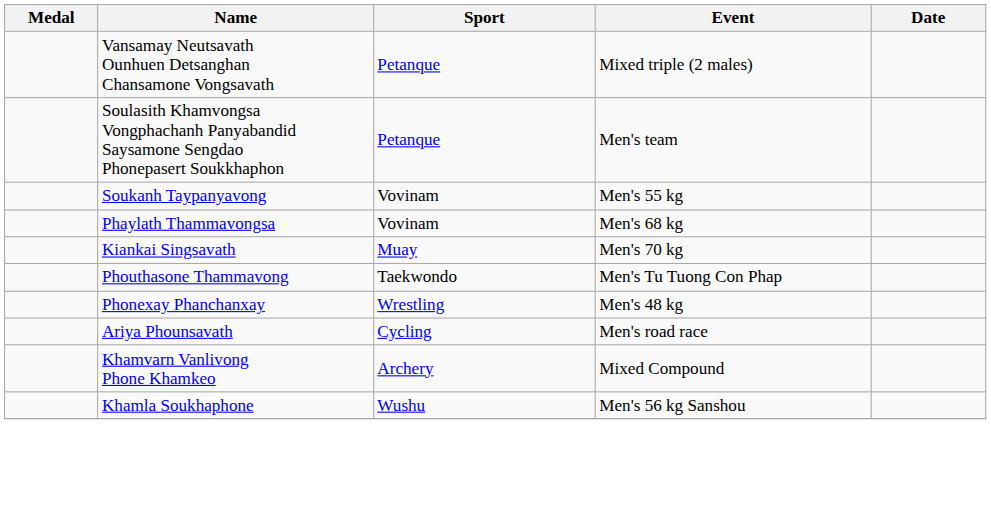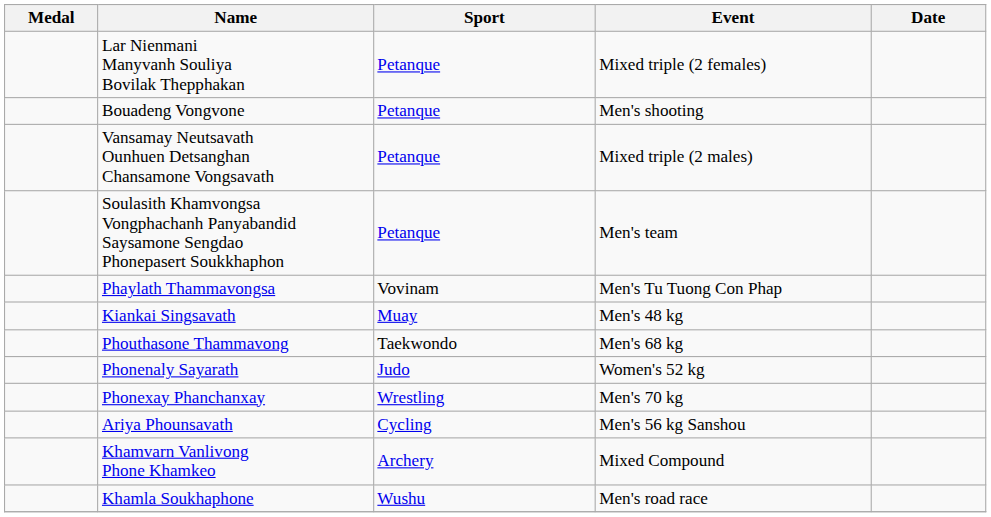+ row: (173, 64)
+ row: (173, 110)
- row: (184, 195)
(641, 222) Men's 68 kg -> (691, 288) Men's Tu Tuong Con Phap
(641, 250) Men's 70 kg -> (641, 315) Men's 48 kg
(691, 277) Men's Tu Tuong Con Phap -> (641, 342) Men's 68 kg
+ row: (170, 370)
(641, 304) Men's 48 kg -> (641, 397) Men's 70 kg
(654, 331) Men's road race -> (672, 424) Men's 56 kg Sanshou
(672, 405) Men's 56 kg Sanshou -> (654, 497) Men's road race
